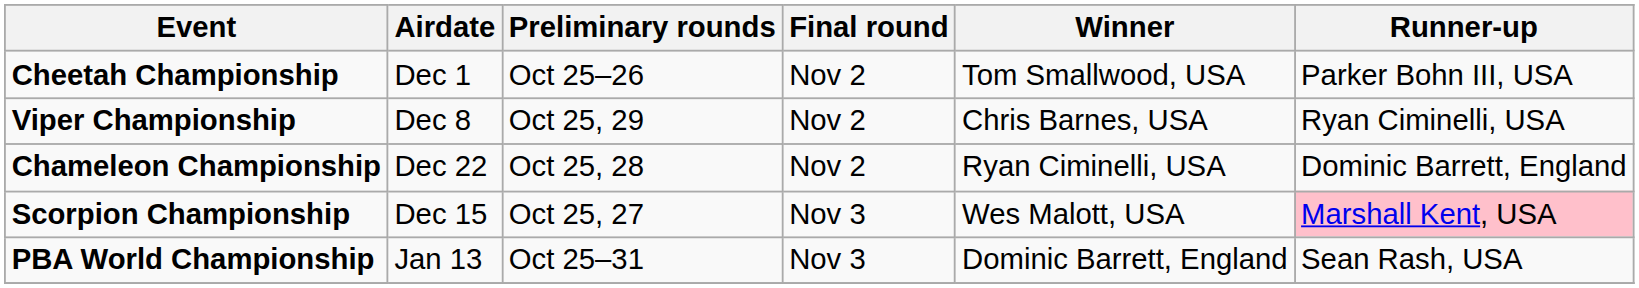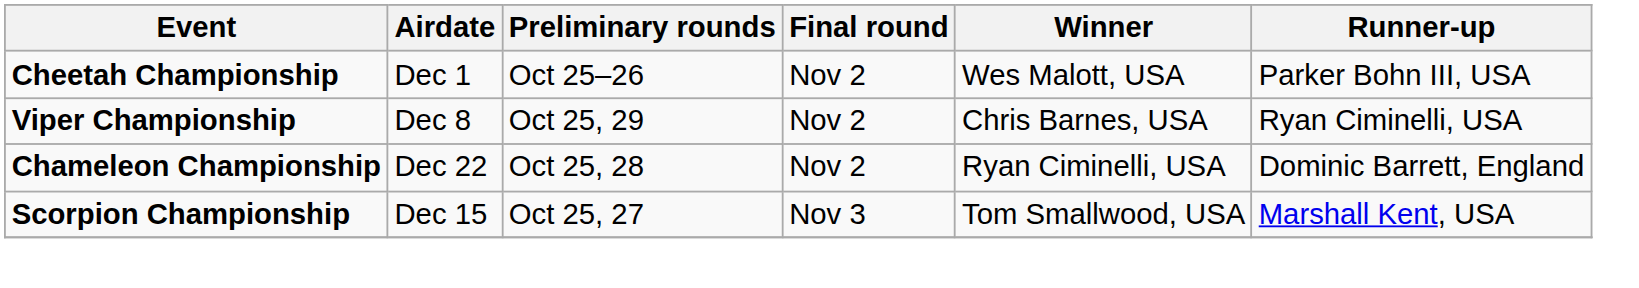(1104, 74) Tom Smallwood, USA -> (1073, 74) Wes Malott, USA
(1073, 213) Wes Malott, USA -> (1104, 213) Tom Smallwood, USA
(1429, 213) pink background -> (1386, 213) no background
- row: (193, 259)
